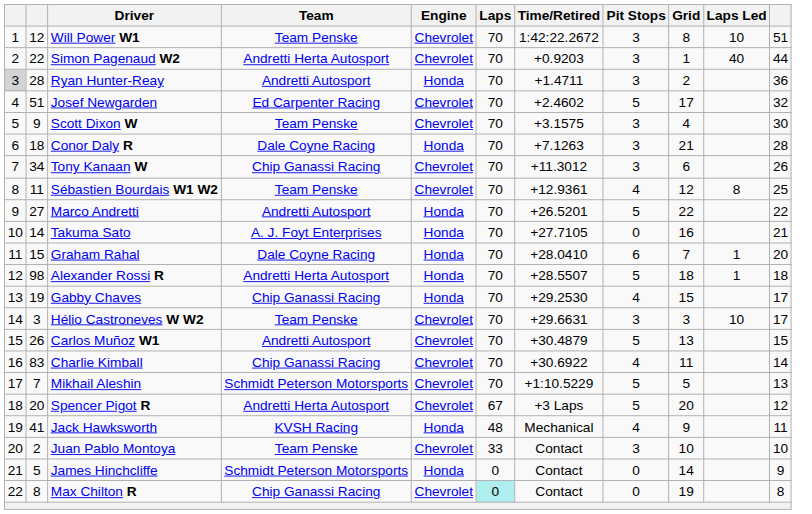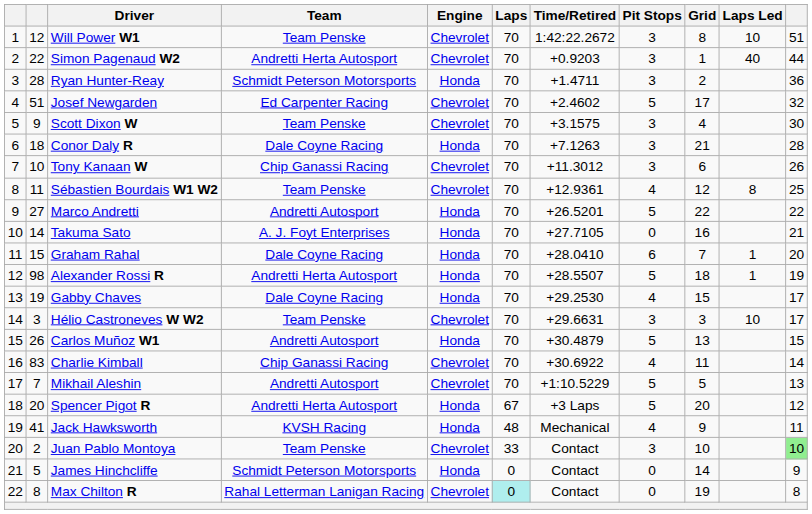(15, 80) lightgrey background -> (15, 80) no background
(316, 80) Andretti Autosport -> (324, 80) Schmidt Peterson Motorsports
(37, 167) 34 -> (37, 167) 10
(781, 275) 18 -> (797, 275) 19
(316, 297) Chip Ganassi Racing -> (324, 297) Dale Coyne Racing
(444, 340) Chevrolet -> (460, 340) Honda
(316, 384) Schmidt Peterson Motorsports -> (324, 384) Andretti Autosport
(444, 405) Chevrolet -> (460, 405) Honda
(781, 449) no background -> (797, 449) lightgreen background
(316, 492) Chip Ganassi Racing -> (324, 492) Rahal Letterman Lanigan Racing
